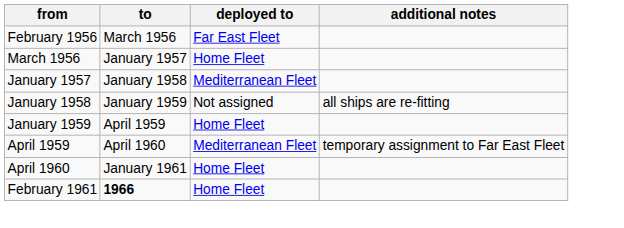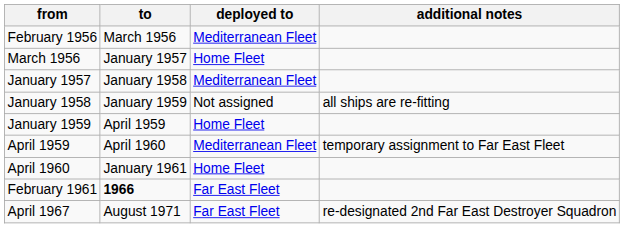(236, 37) Far East Fleet -> (255, 37) Mediterranean Fleet
(229, 189) Home Fleet -> (236, 189) Far East Fleet
+ row: (39, 211)
